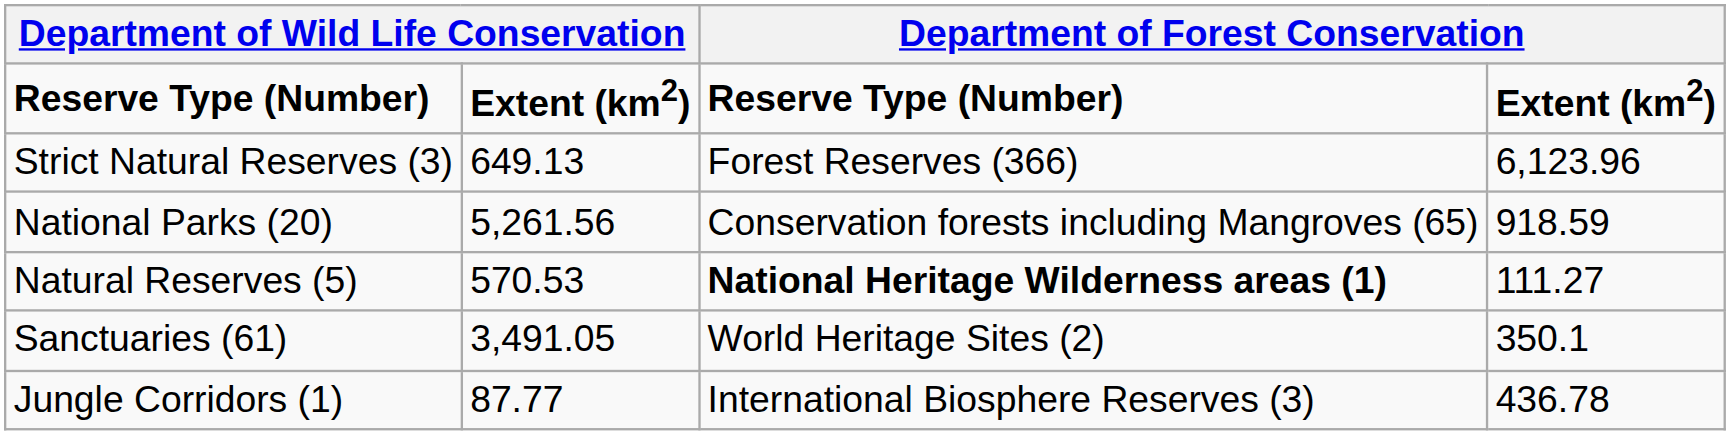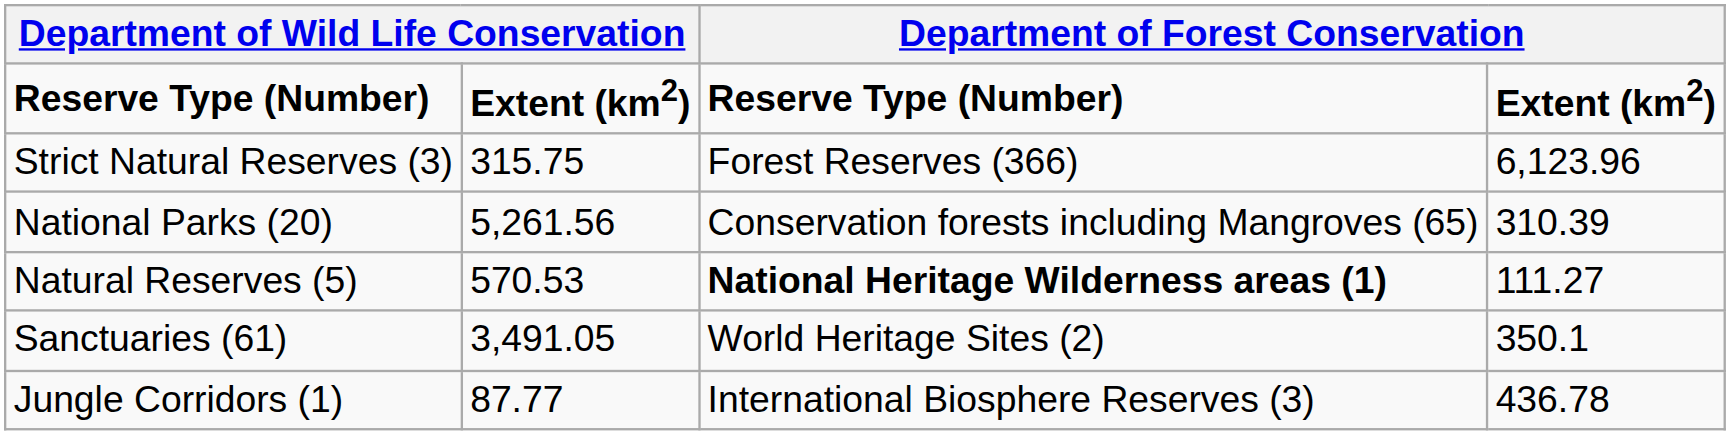(527, 162) 649.13 -> (527, 162) 315.75
(1553, 221) 918.59 -> (1553, 221) 310.39
